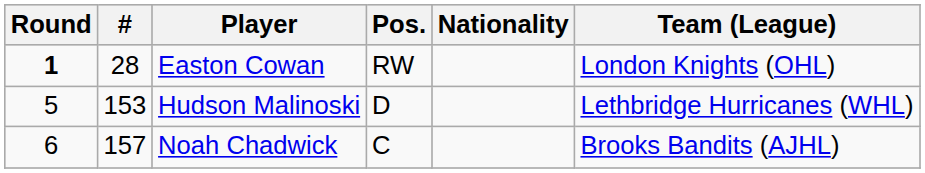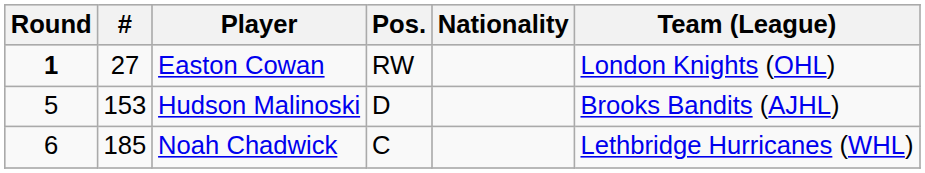(125, 65) 28 -> (125, 65) 27
(747, 106) Lethbridge Hurricanes (WHL) -> (710, 106) Brooks Bandits (AJHL)
(125, 146) 157 -> (125, 146) 185
(710, 146) Brooks Bandits (AJHL) -> (747, 146) Lethbridge Hurricanes (WHL)
